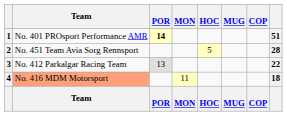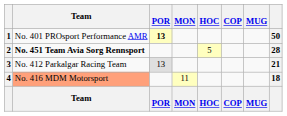columns swapped: (258, 21) <-> (234, 21)
(161, 35) 14 -> (161, 35) 13
(276, 35) 51 -> (276, 35) 50
(77, 50) normal -> (80, 50) bold
(276, 64) 22 -> (276, 64) 21
